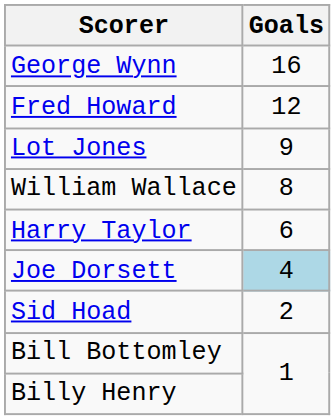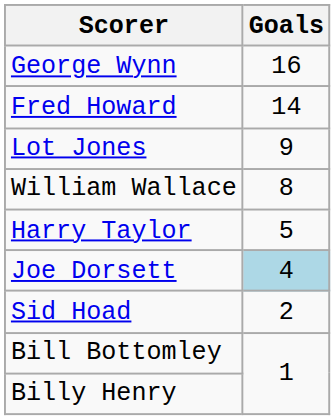(286, 107) 12 -> (286, 107) 14
(286, 230) 6 -> (286, 230) 5
